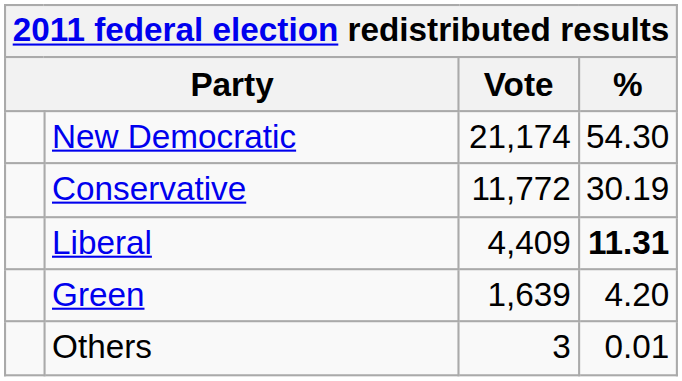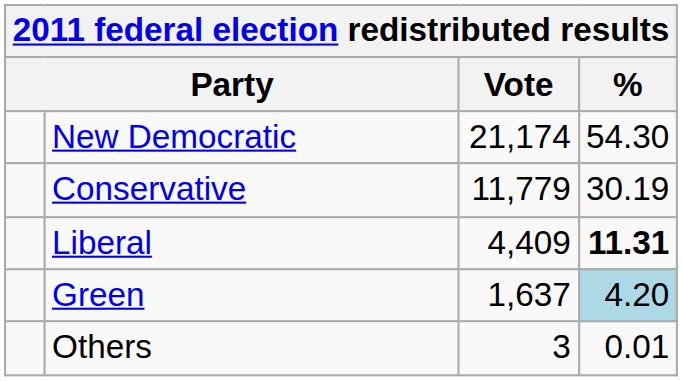(521, 189) 11,772 -> (521, 189) 11,779
(529, 294) 1,639 -> (529, 294) 1,637
(637, 294) no background -> (637, 294) lightblue background
